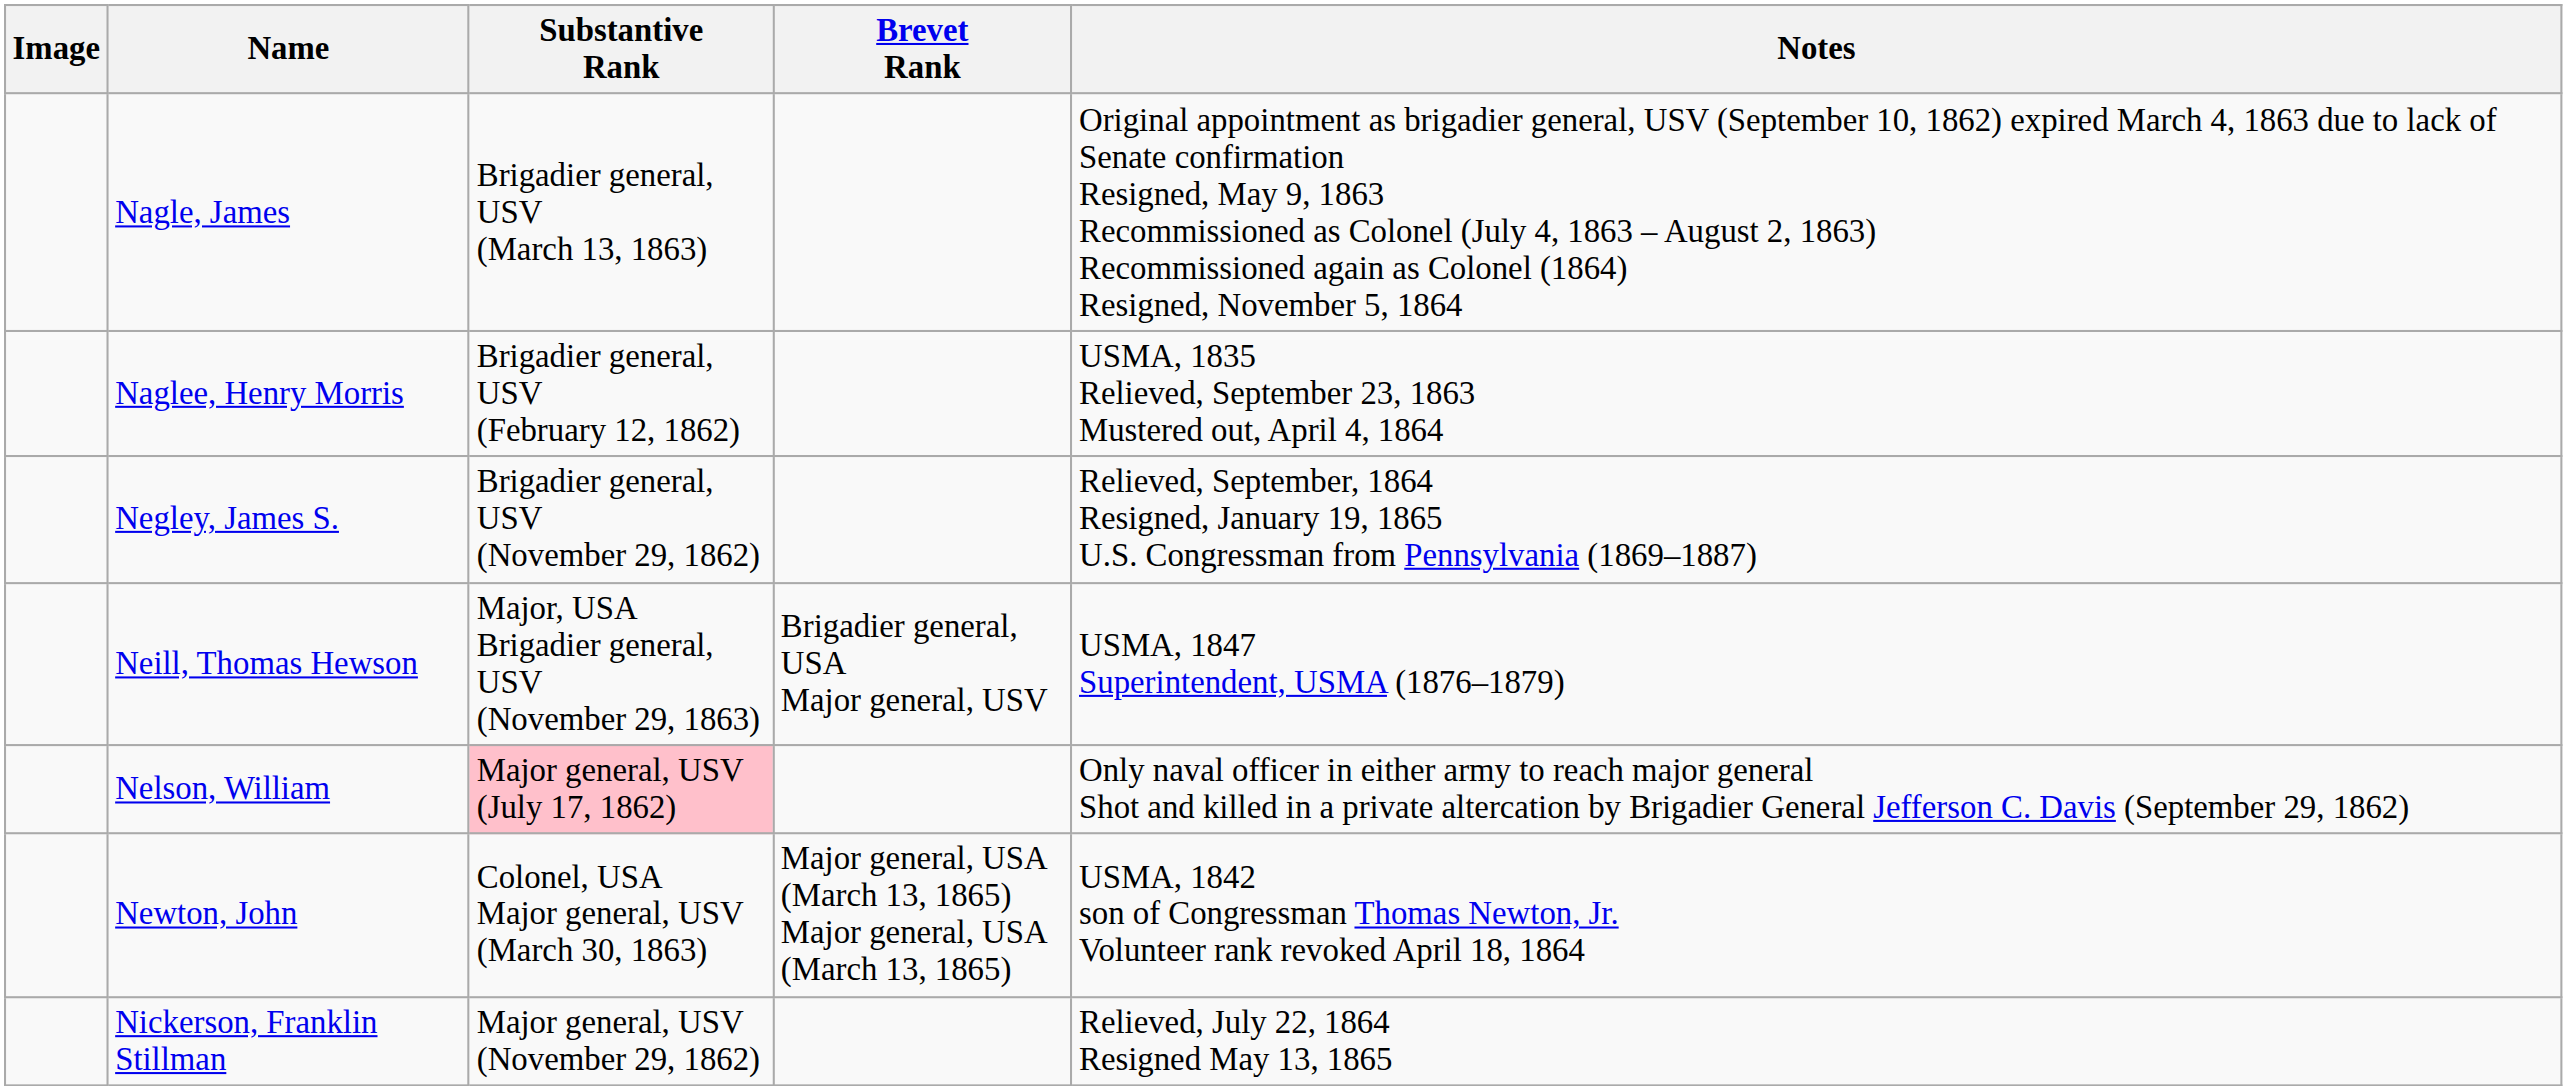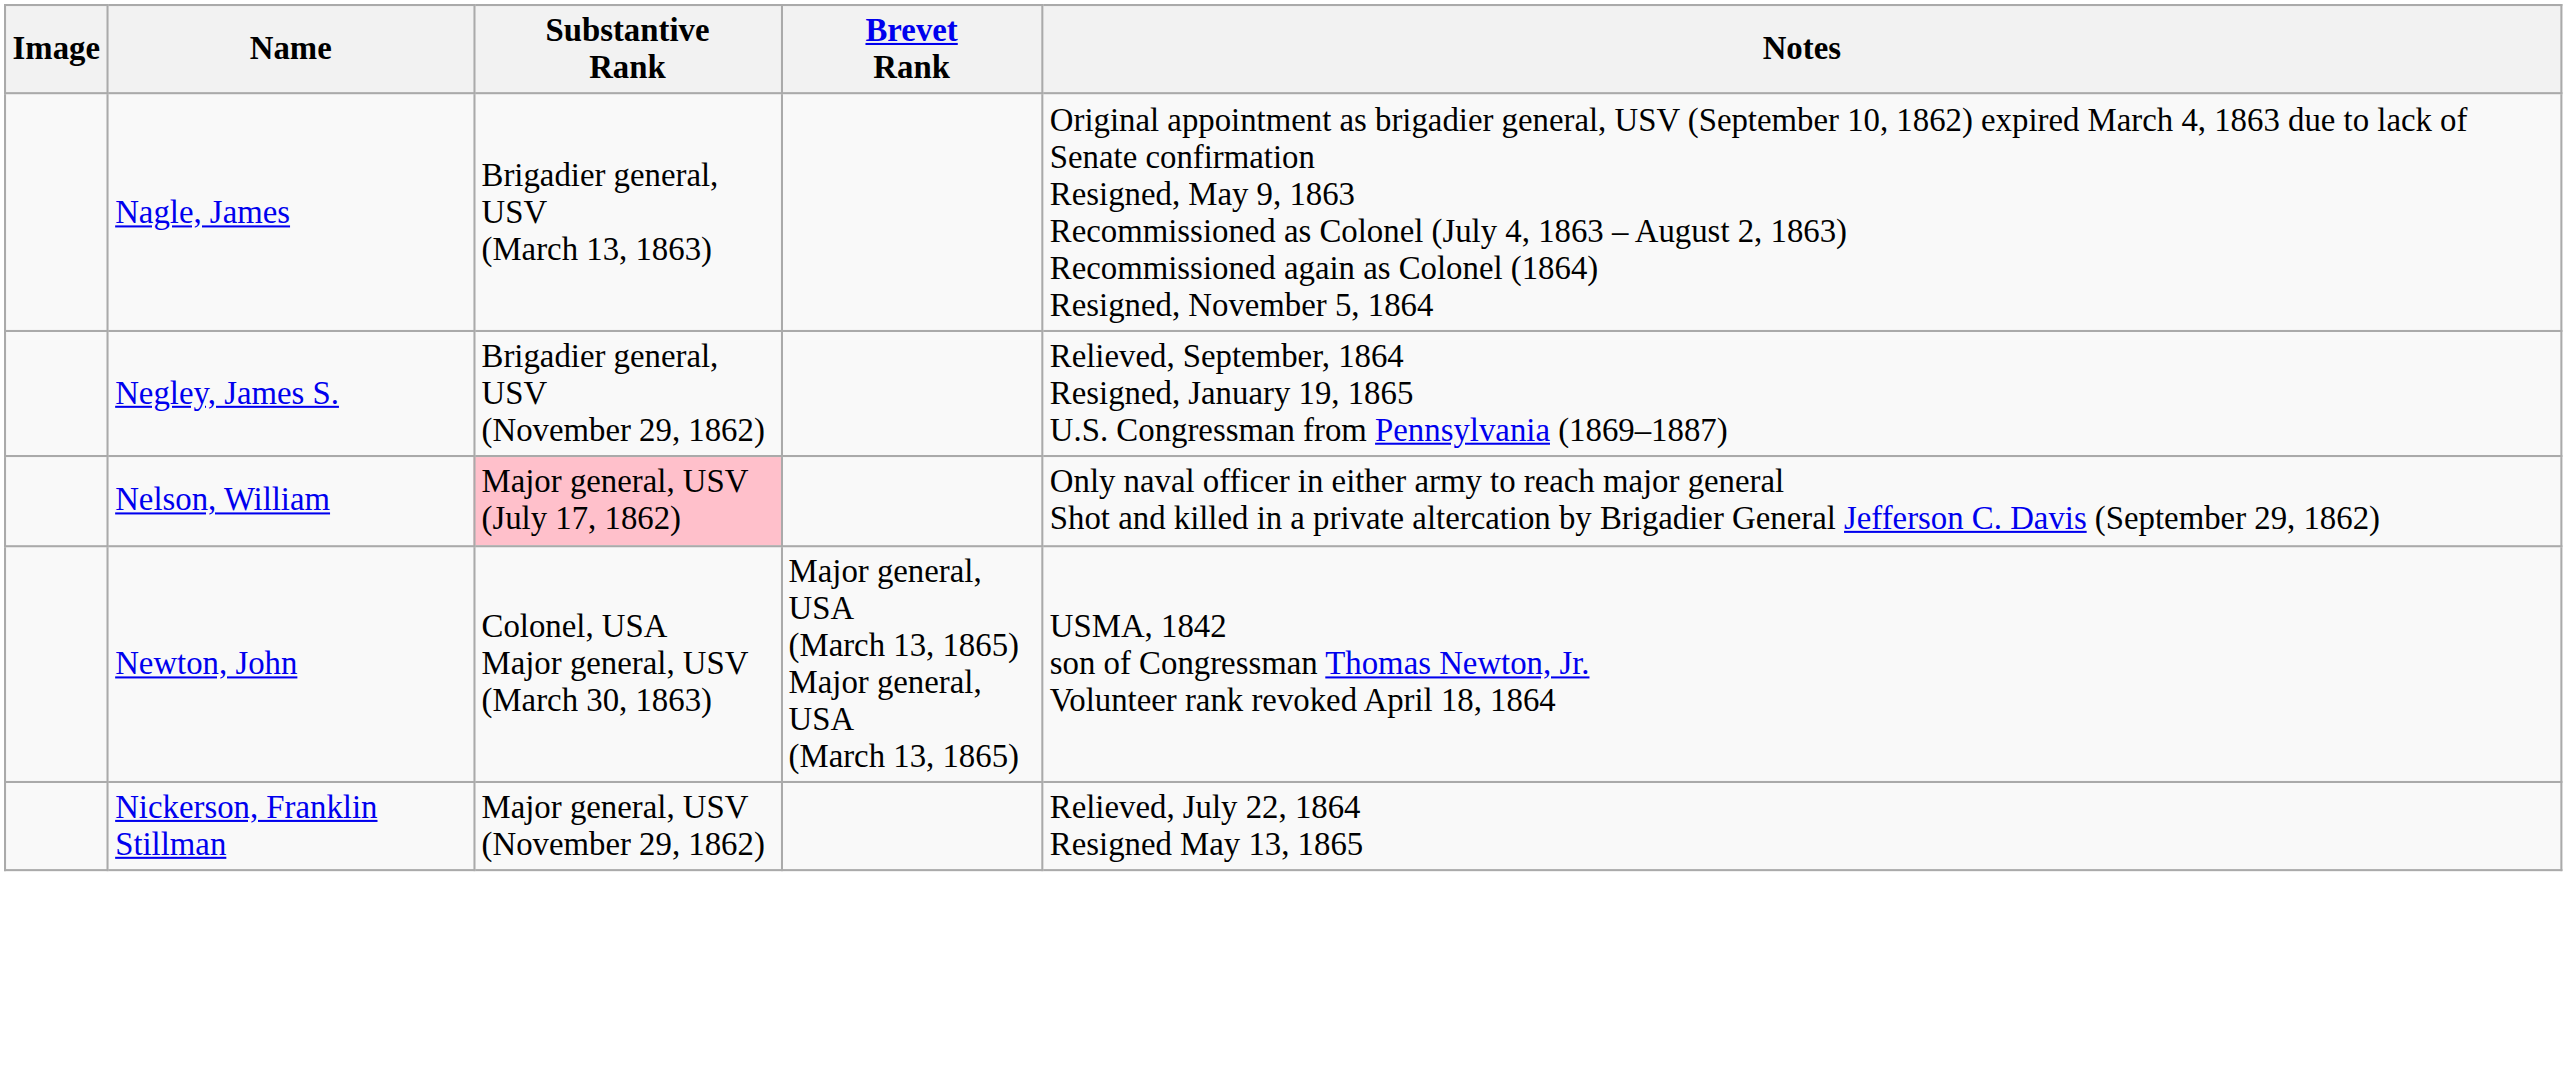- row: (260, 392)
- row: (267, 662)
